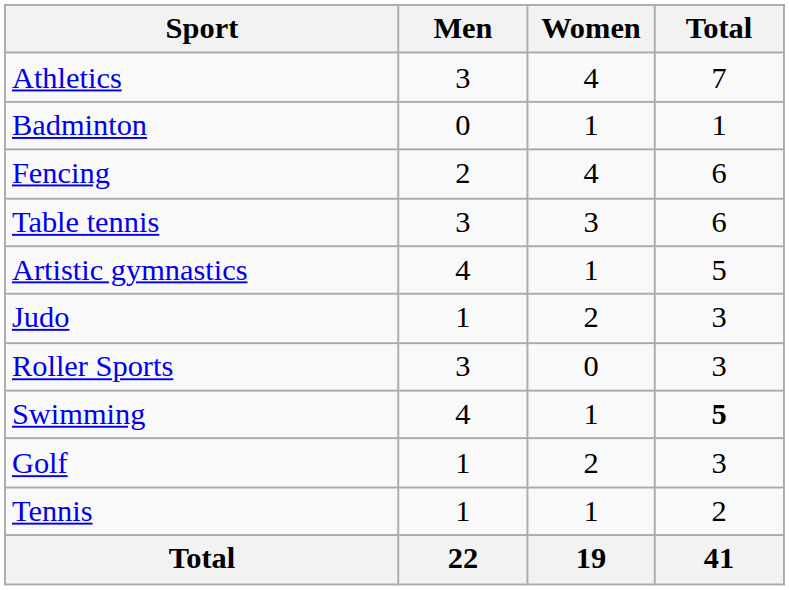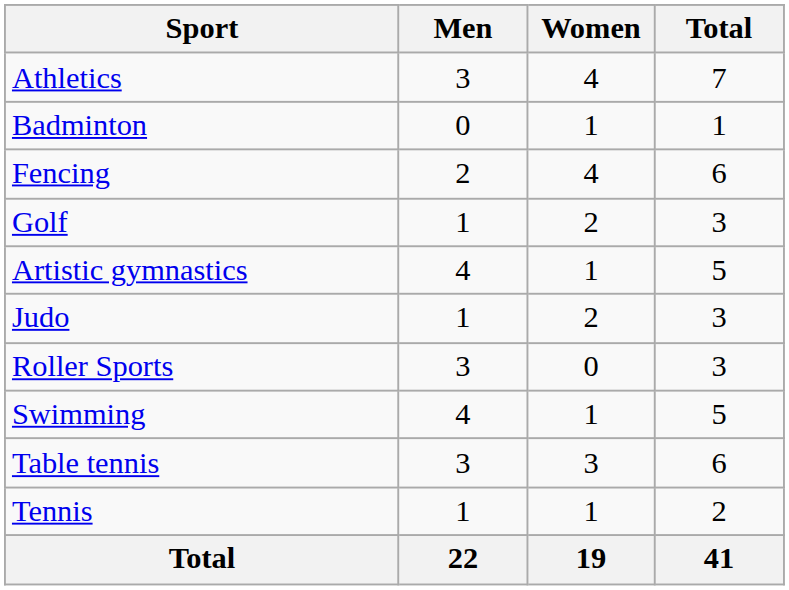rows swapped: (40, 462) <-> (86, 221)
(719, 414) bold -> (719, 414) normal
